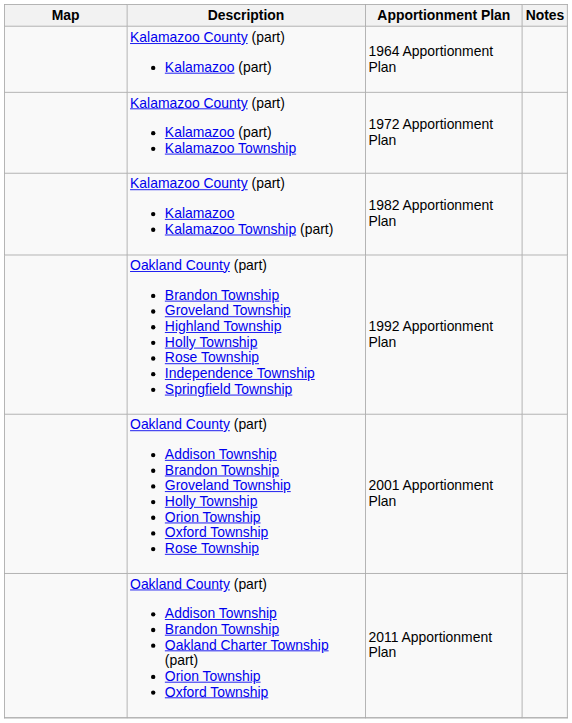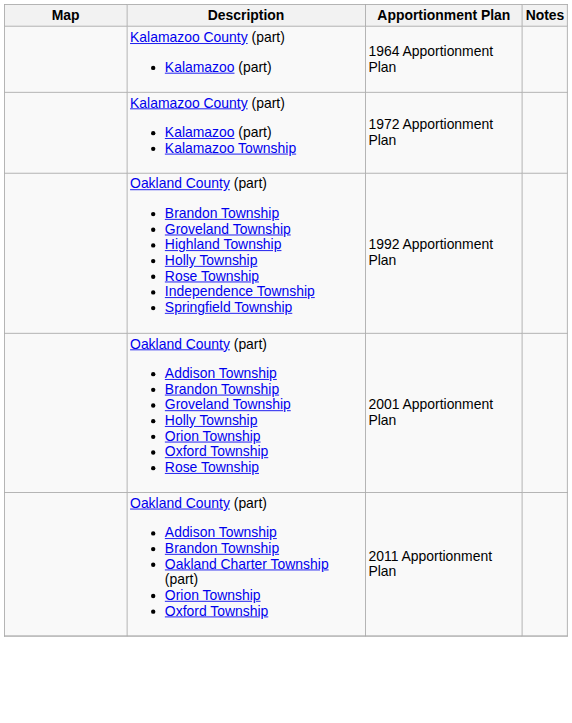- row: (246, 207)
